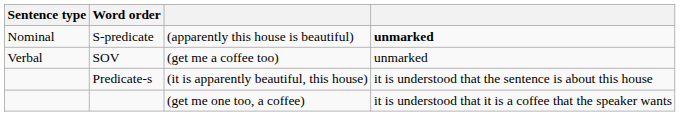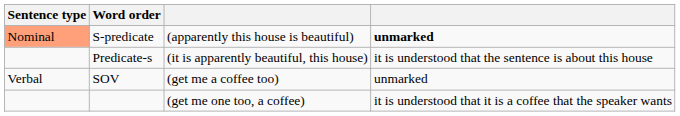(31, 36) no background -> (31, 36) lightsalmon background
rows swapped: (122, 79) <-> (106, 57)
